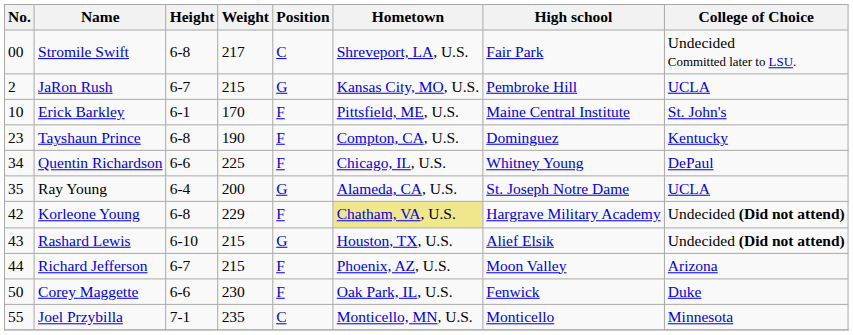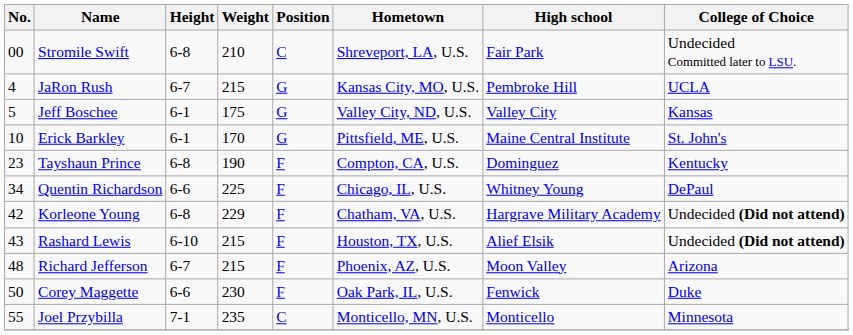(233, 52) 217 -> (233, 52) 210
(12, 86) 2 -> (12, 86) 4
+ row: (78, 112)
(280, 112) F -> (282, 138) G
- row: (73, 189)
(396, 214) khaki background -> (396, 214) no background
(282, 240) G -> (280, 240) F
(16, 265) 44 -> (16, 265) 48
